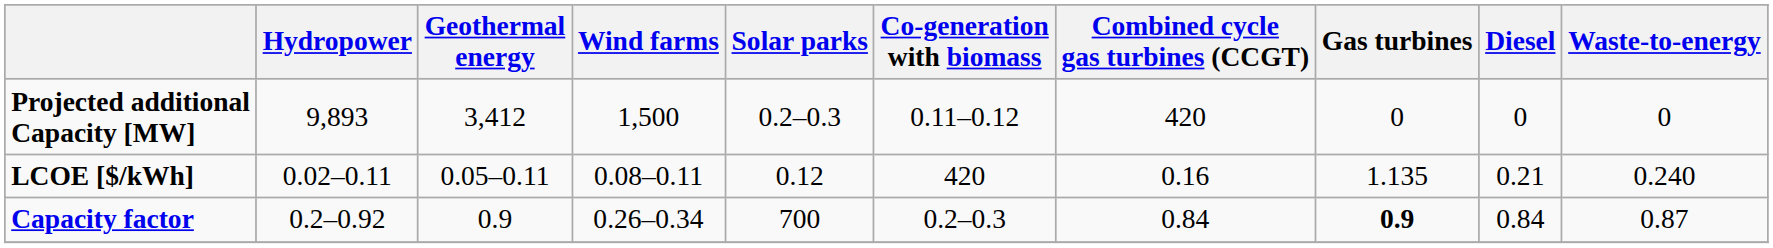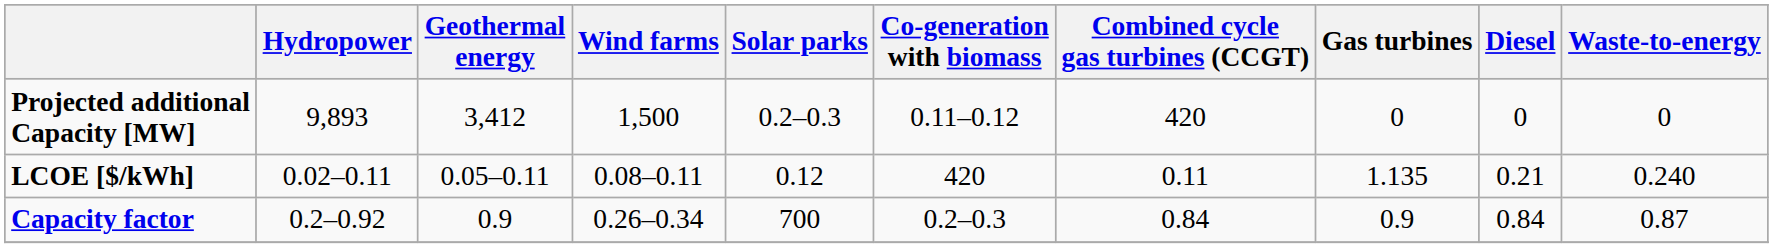(1185, 175) 0.16 -> (1185, 175) 0.11
(1397, 219) bold -> (1397, 219) normal
